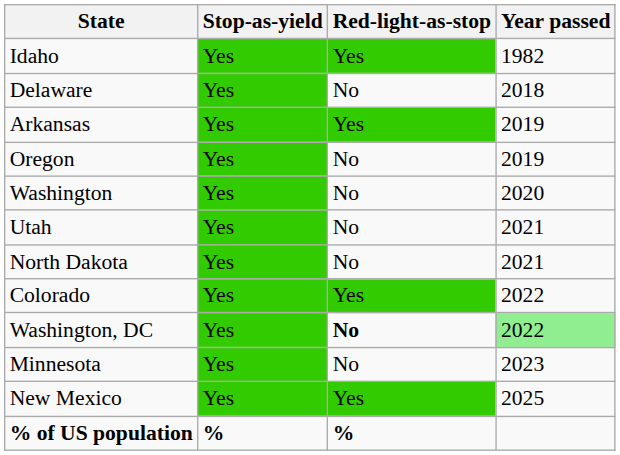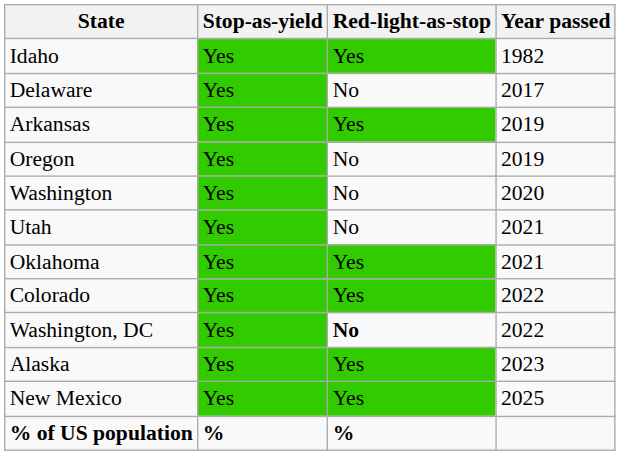(523, 90) 2018 -> (523, 90) 2017
- row: (69, 261)
+ row: (55, 261)
(523, 329) lightgreen background -> (523, 329) no background
- row: (55, 364)
+ row: (40, 364)
